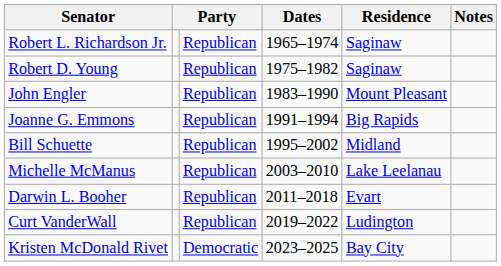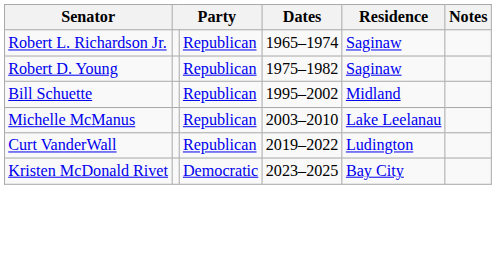- row: (47, 94)
- row: (71, 119)
- row: (67, 196)
